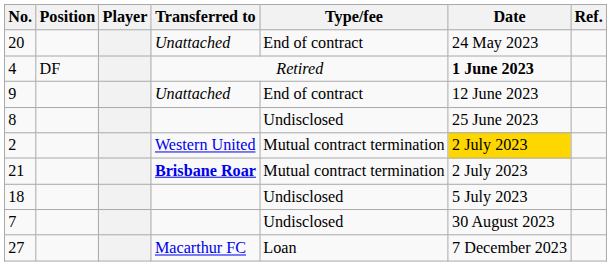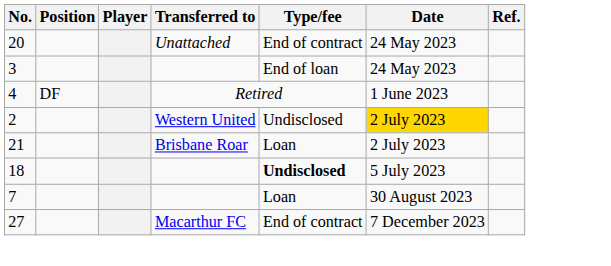+ row: (12, 68)
(493, 68) bold -> (409, 94) normal
- row: (12, 94)
- row: (12, 119)
(354, 145) Mutual contract termination -> (303, 119) Undisclosed
(205, 171) bold -> (201, 145) normal
(354, 171) Mutual contract termination -> (280, 145) Loan
(303, 196) normal -> (304, 171) bold
(303, 222) Undisclosed -> (280, 196) Loan
(280, 247) Loan -> (313, 222) End of contract
